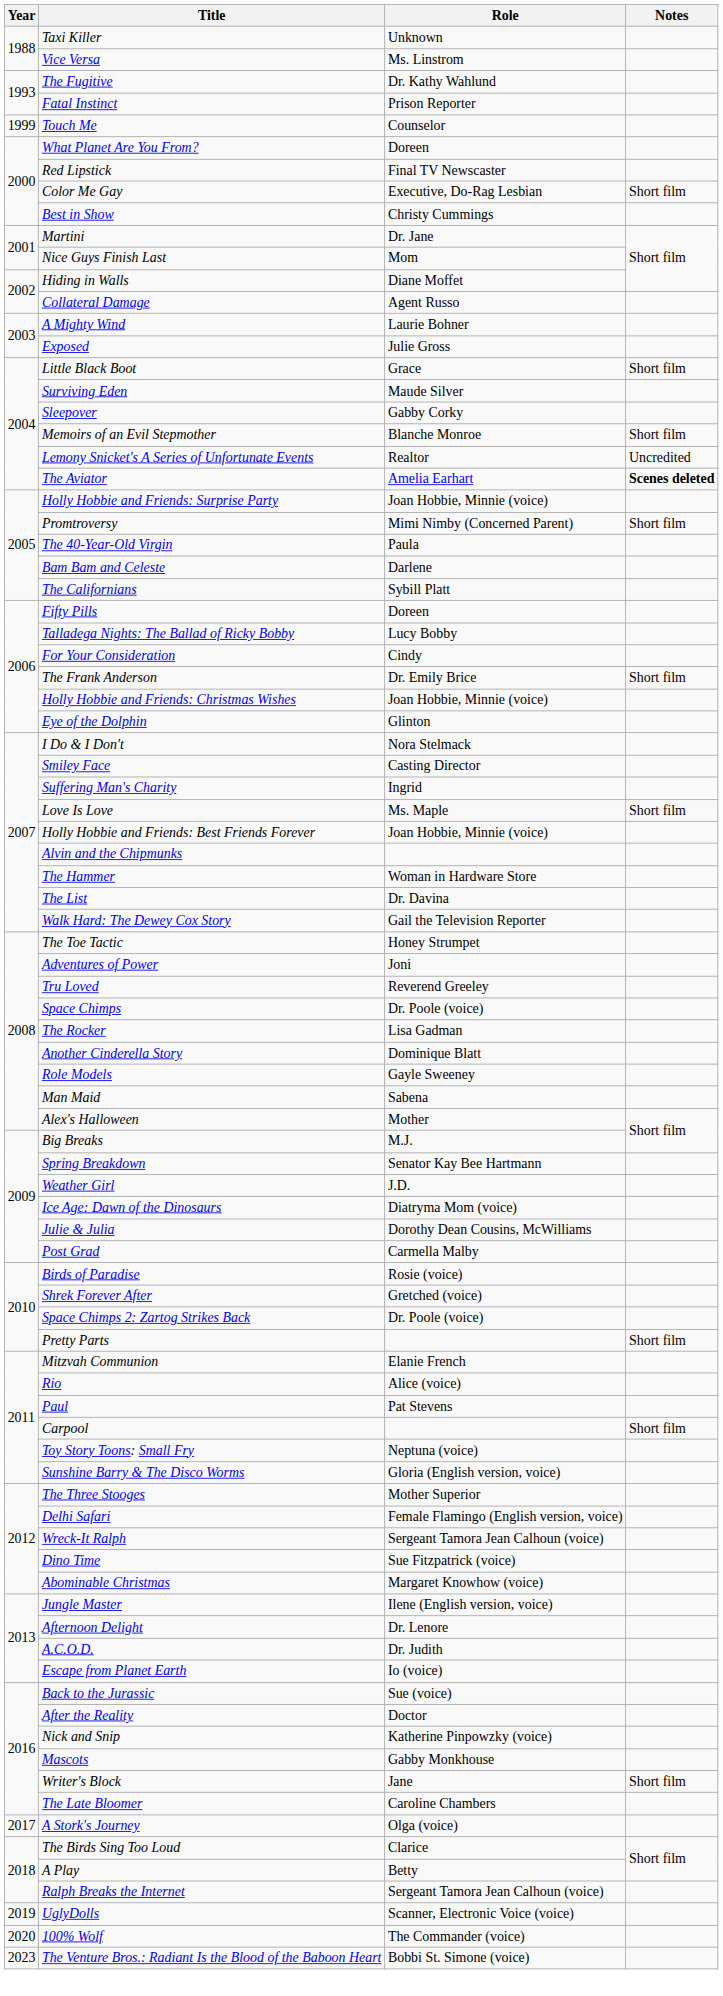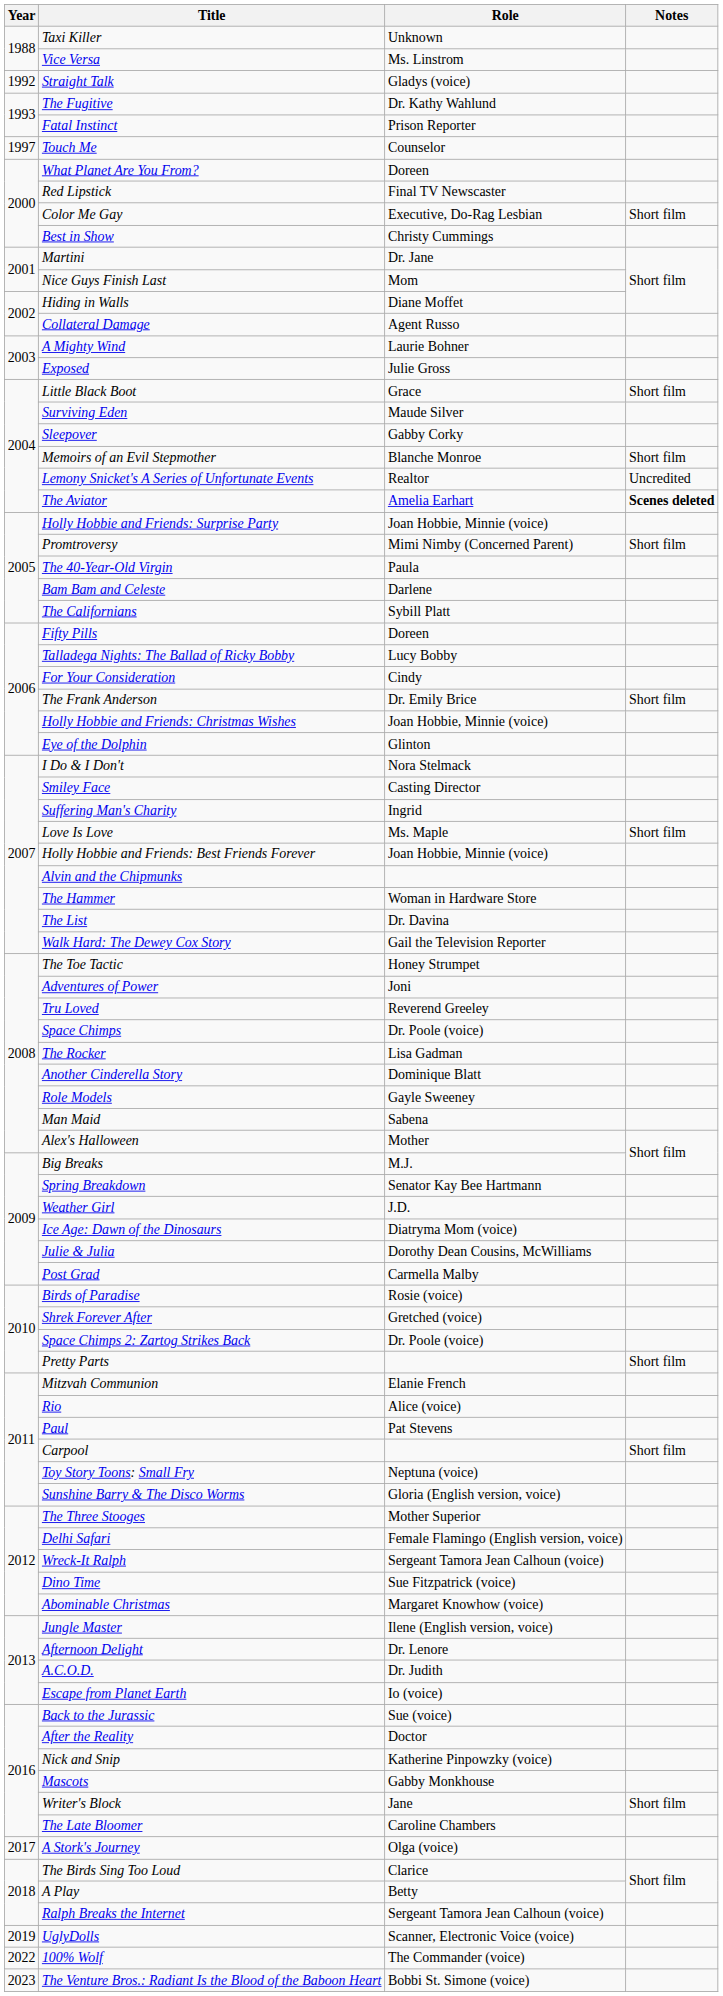+ row: (78, 81)
(22, 125) 1999 -> (22, 147) 1997
(22, 1936) 2020 -> (22, 1958) 2022
